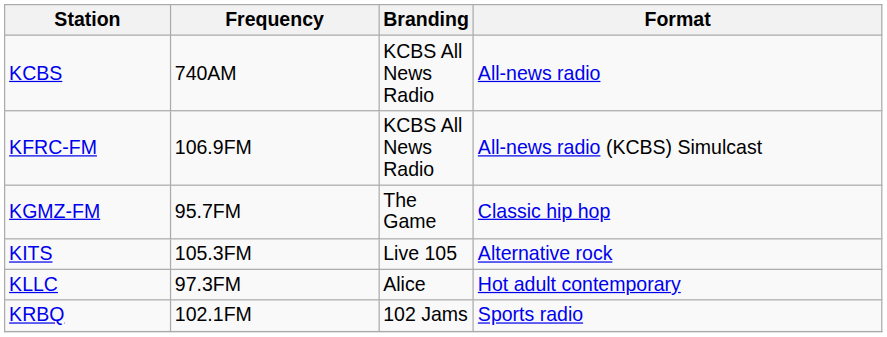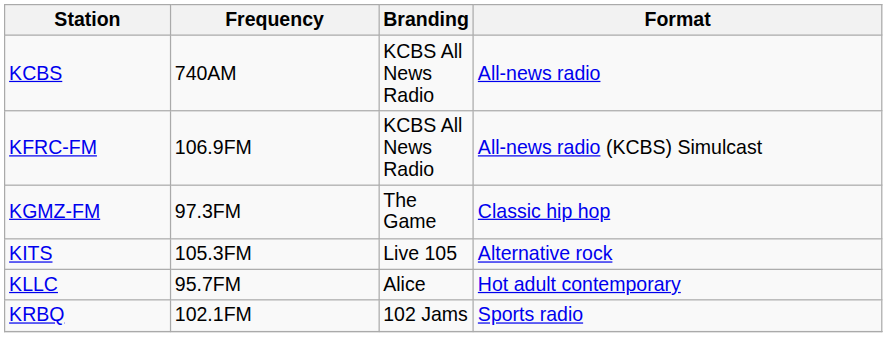(208, 211) 95.7FM -> (208, 211) 97.3FM
(208, 284) 97.3FM -> (208, 284) 95.7FM
